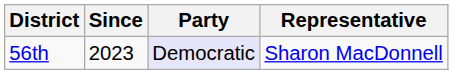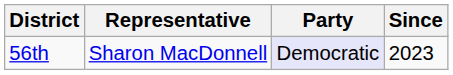columns swapped: (354, 20) <-> (116, 20)
